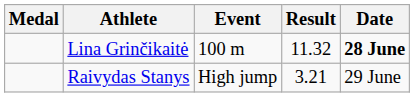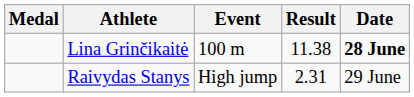(311, 48) 11.32 -> (311, 48) 11.38
(311, 77) 3.21 -> (311, 77) 2.31
